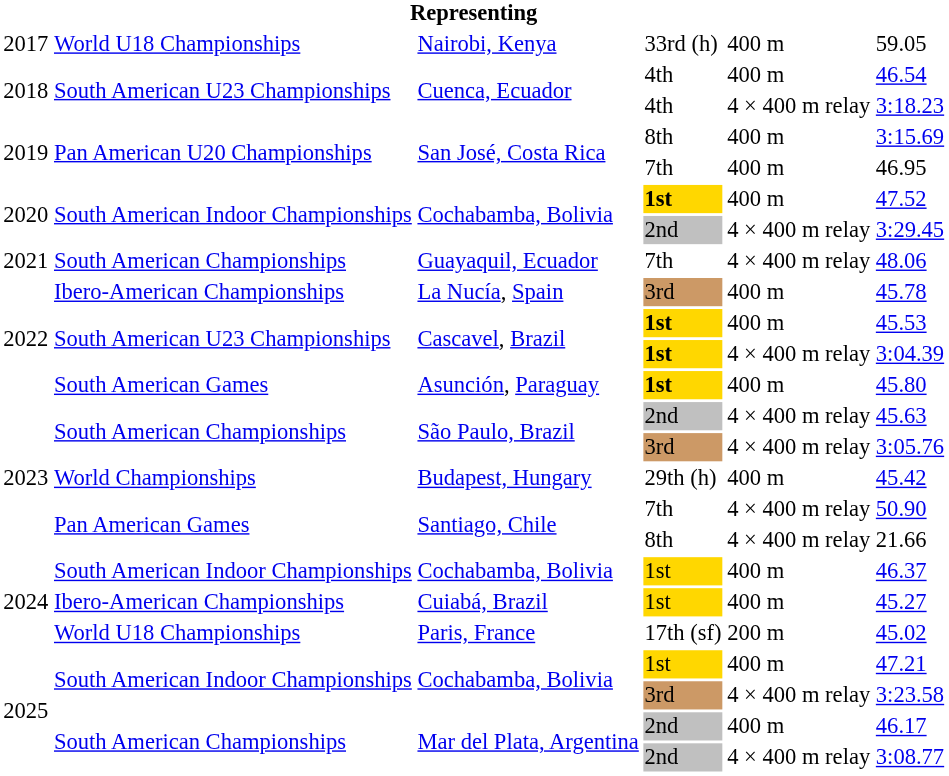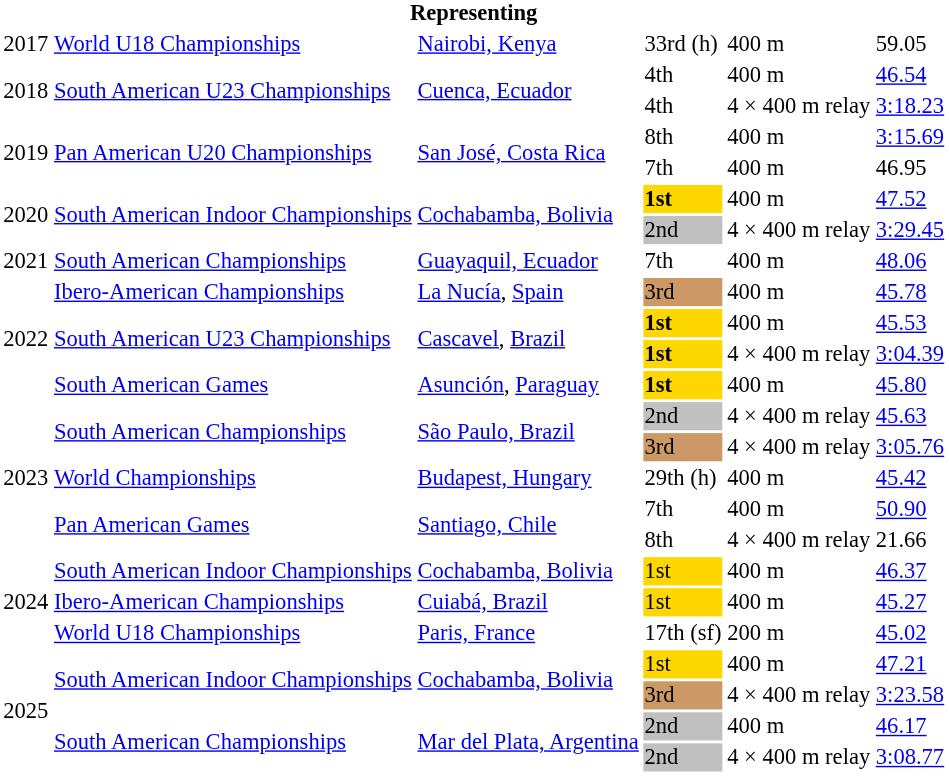(799, 260) 4 × 400 m relay -> (756, 260) 400 m
(799, 509) 4 × 400 m relay -> (756, 509) 400 m
